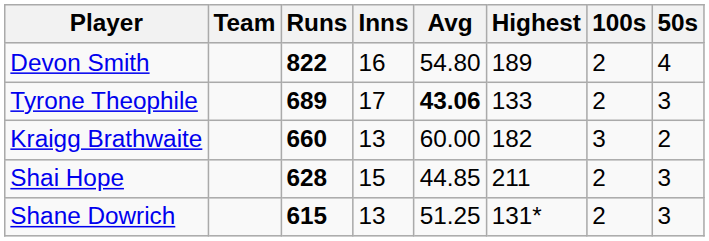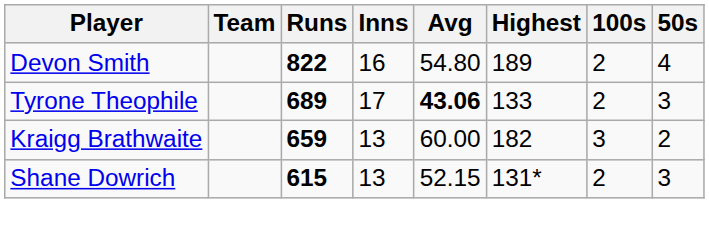(307, 139) 660 -> (307, 139) 659
- row: (67, 178)
(450, 216) 51.25 -> (450, 178) 52.15
